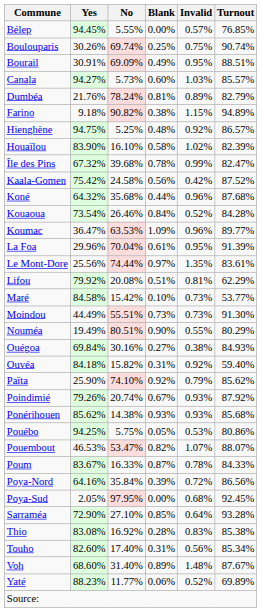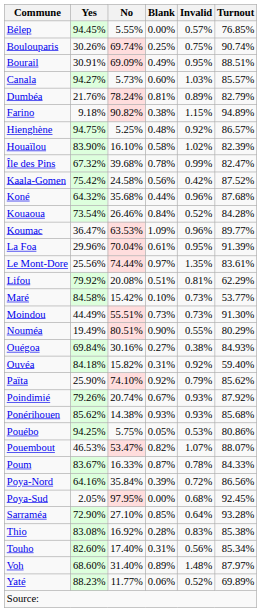(238, 565) 87.67% -> (238, 565) 87.97%
